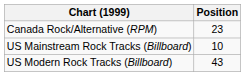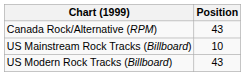(217, 29) 23 -> (217, 29) 43
